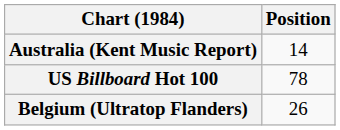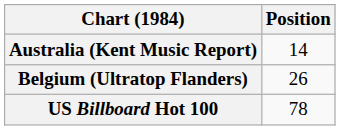rows swapped: (133, 109) <-> (133, 79)
